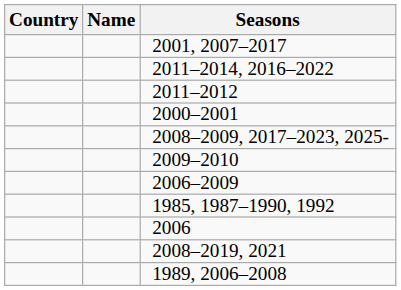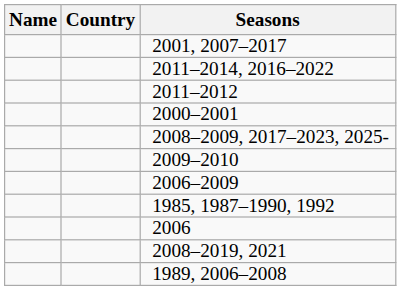columns swapped: (111, 19) <-> (44, 19)
